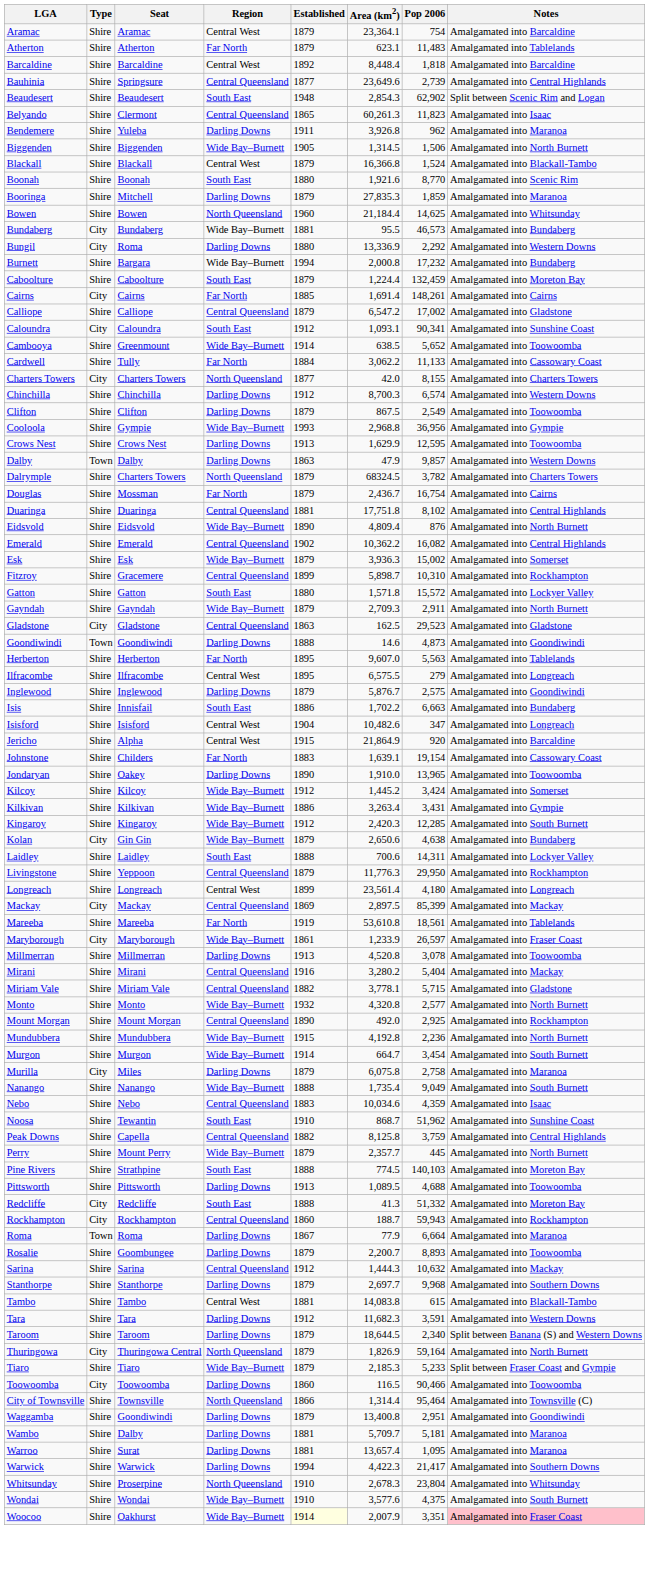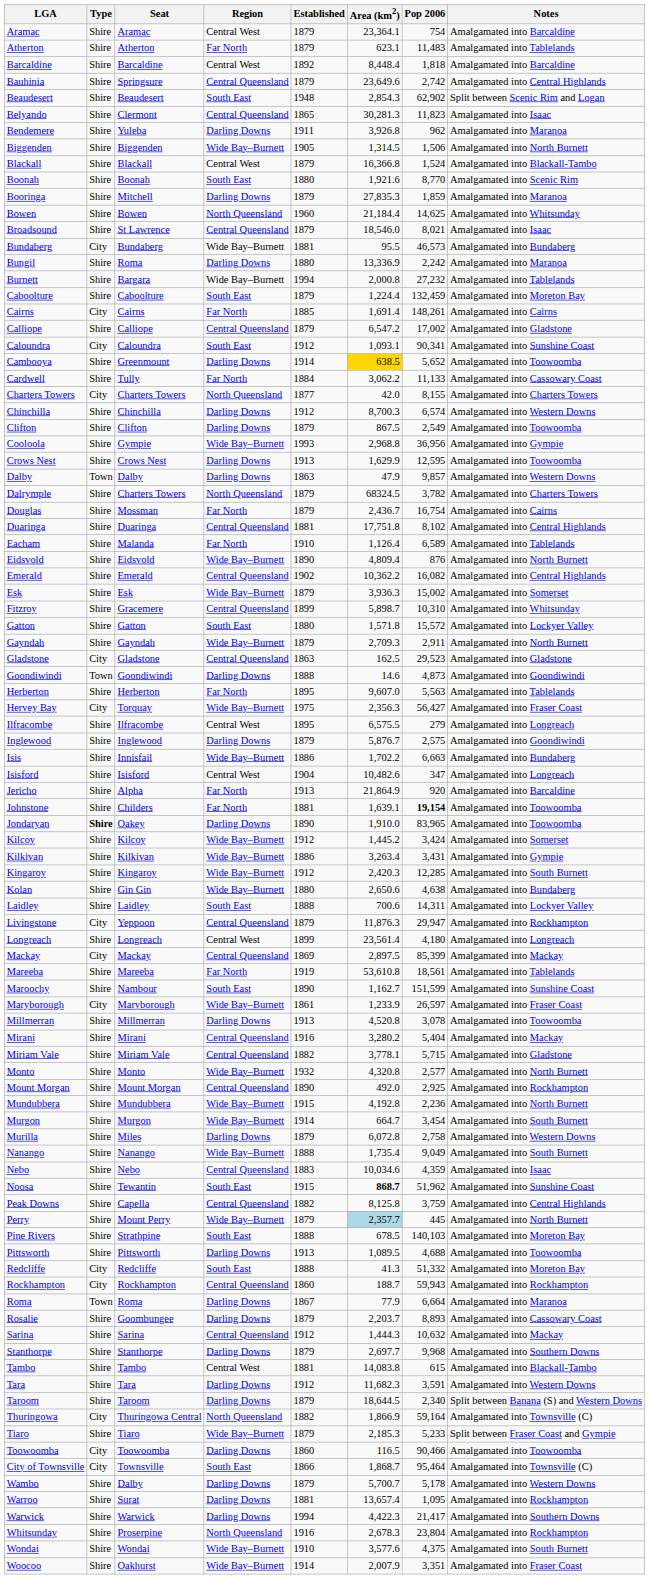(304, 81) 1877 -> (304, 81) 1879
(434, 81) 2,739 -> (434, 81) 2,742
(382, 114) 60,261.3 -> (382, 114) 30,281.3
+ row: (32, 229)
(98, 246) City -> (100, 262) Shire
(434, 246) 2,292 -> (434, 262) 2,242
(523, 246) Amalgamated into Western Downs -> (508, 262) Amalgamated into Maranoa
(431, 262) 17,232 -> (431, 279) 27,232
(513, 262) Amalgamated into Bundaberg -> (512, 279) Amalgamated into Tablelands
(245, 345) Wide Bay–Burnett -> (238, 361) Darling Downs
(388, 345) no background -> (388, 361) gold background
+ row: (23, 543)
(519, 576) Amalgamated into Rockhampton -> (515, 609) Amalgamated into Whitsunday
+ row: (32, 708)
(229, 708) South East -> (245, 757) Wide Bay–Burnett
(233, 741) Central West -> (227, 790) Far North
(304, 741) 1915 -> (304, 790) 1913
(304, 757) 1883 -> (304, 807) 1881
(431, 757) normal -> (431, 807) bold
(526, 757) Amalgamated into Cassowary Coast -> (516, 807) Amalgamated into Toowoomba
(100, 774) normal -> (101, 823) bold
(431, 774) 13,965 -> (431, 823) 83,965
(98, 840) City -> (100, 889) Shire
(304, 840) 1879 -> (304, 889) 1880
(100, 873) Shire -> (98, 922) City
(382, 873) 11,776.3 -> (382, 922) 11,876.3
(431, 873) 29,950 -> (431, 922) 29,947
+ row: (28, 988)
(98, 1071) City -> (100, 1137) Shire
(384, 1071) 6,075.8 -> (384, 1137) 6,072.8
(508, 1071) Amalgamated into Maranoa -> (523, 1137) Amalgamated into Western Downs
(304, 1120) 1910 -> (304, 1186) 1915
(388, 1120) normal -> (388, 1186) bold
(384, 1153) no background -> (384, 1219) lightblue background
(388, 1170) 774.5 -> (388, 1236) 678.5
(384, 1252) 2,200.7 -> (384, 1318) 2,203.7
(516, 1252) Amalgamated into Toowoomba -> (526, 1318) Amalgamated into Cassowary Coast
(304, 1351) 1879 -> (304, 1417) 1882
(384, 1351) 1,826.9 -> (384, 1417) 1,866.9
(519, 1351) Amalgamated into North Burnett -> (521, 1417) Amalgamated into Townsville (C)
(100, 1401) Shire -> (98, 1467) City
(244, 1401) North Queensland -> (229, 1467) South East
(384, 1401) 1,314.4 -> (384, 1467) 1,868.7
- row: (30, 1417)
(304, 1434) 1881 -> (304, 1483) 1879
(384, 1434) 5,709.7 -> (384, 1483) 5,700.7
(434, 1434) 5,181 -> (434, 1483) 5,178
(508, 1434) Amalgamated into Maranoa -> (523, 1483) Amalgamated into Western Downs
(508, 1450) Amalgamated into Maranoa -> (519, 1499) Amalgamated into Rockhampton
(304, 1483) 1910 -> (304, 1532) 1916
(515, 1483) Amalgamated into Whitsunday -> (519, 1532) Amalgamated into Rockhampton
(304, 1516) lightyellow background -> (304, 1565) no background
(516, 1516) pink background -> (516, 1565) no background
